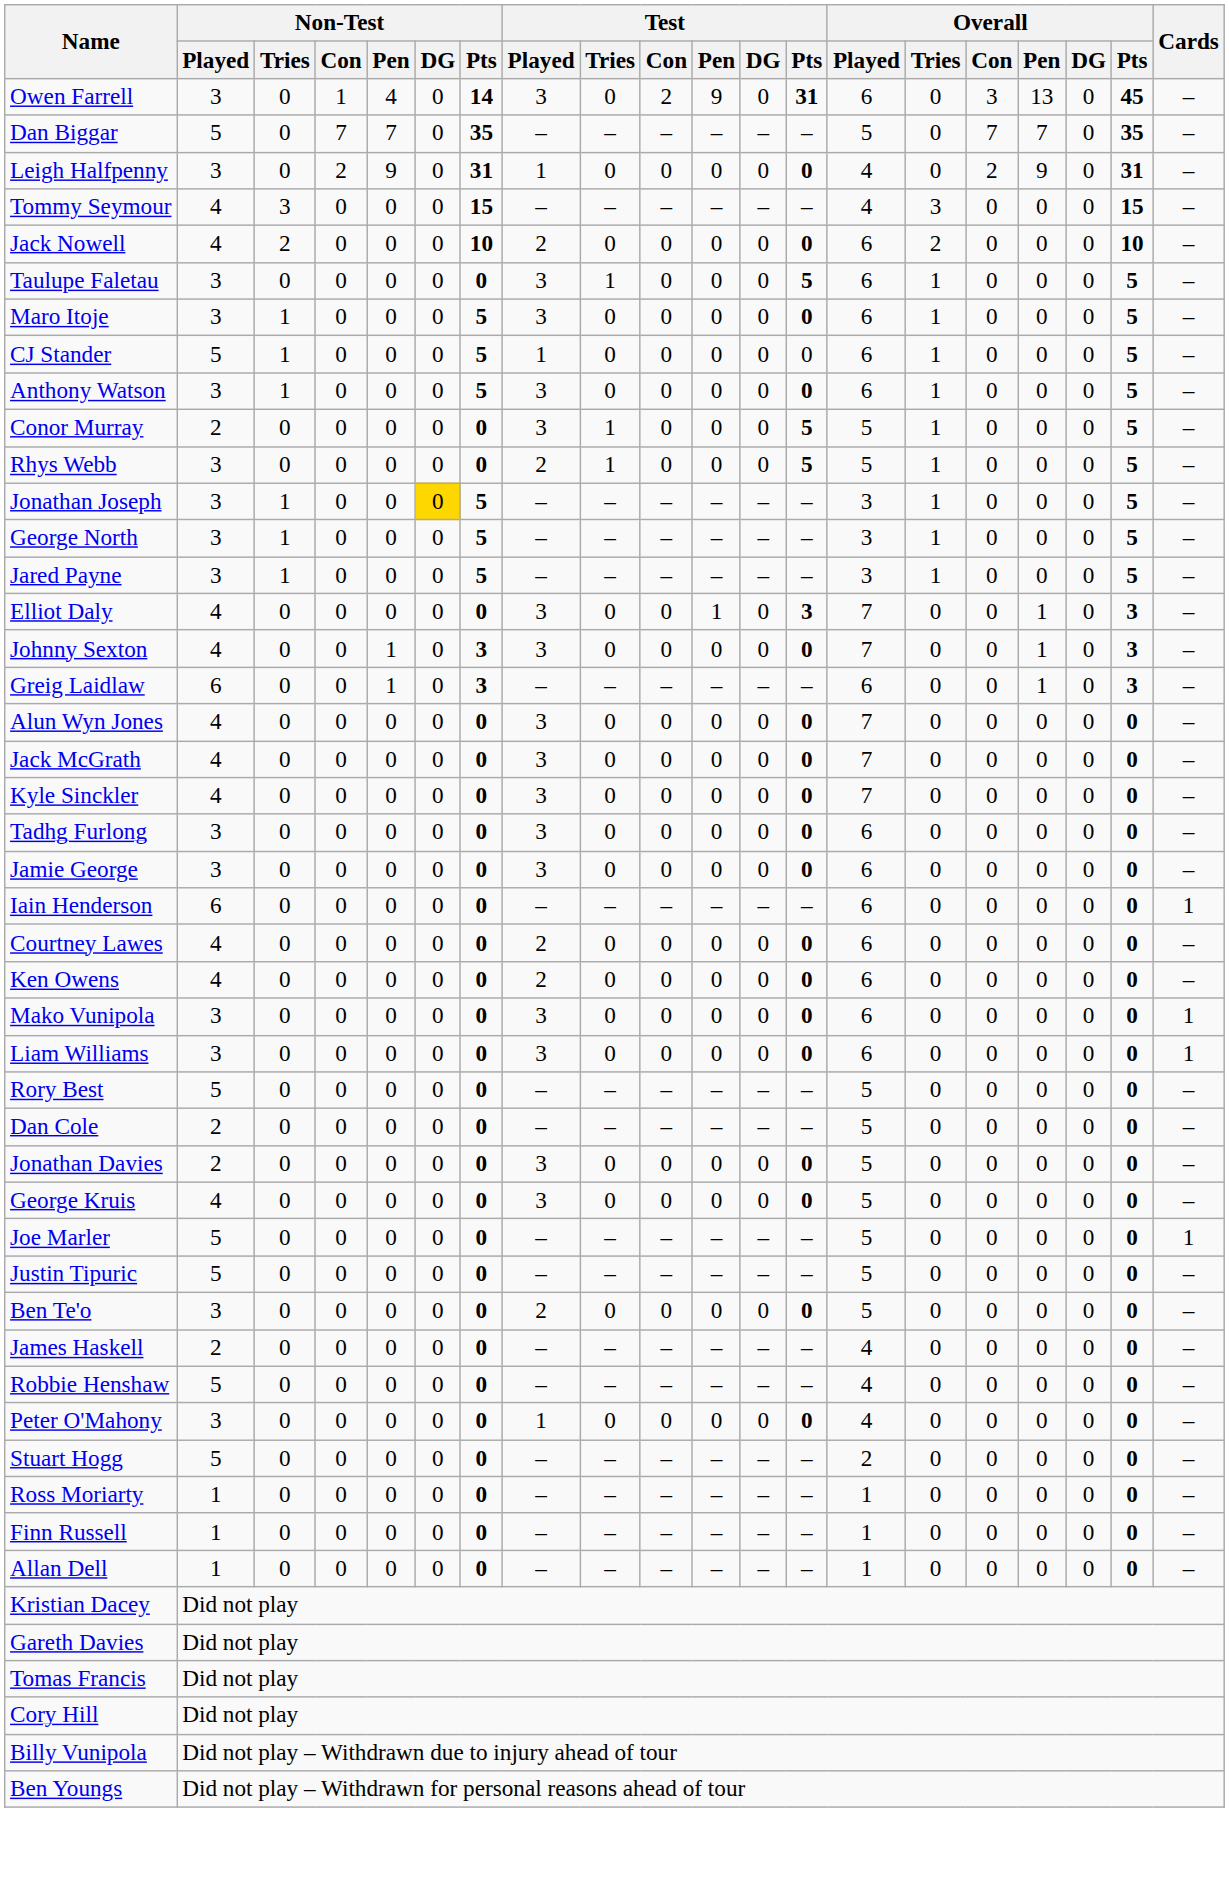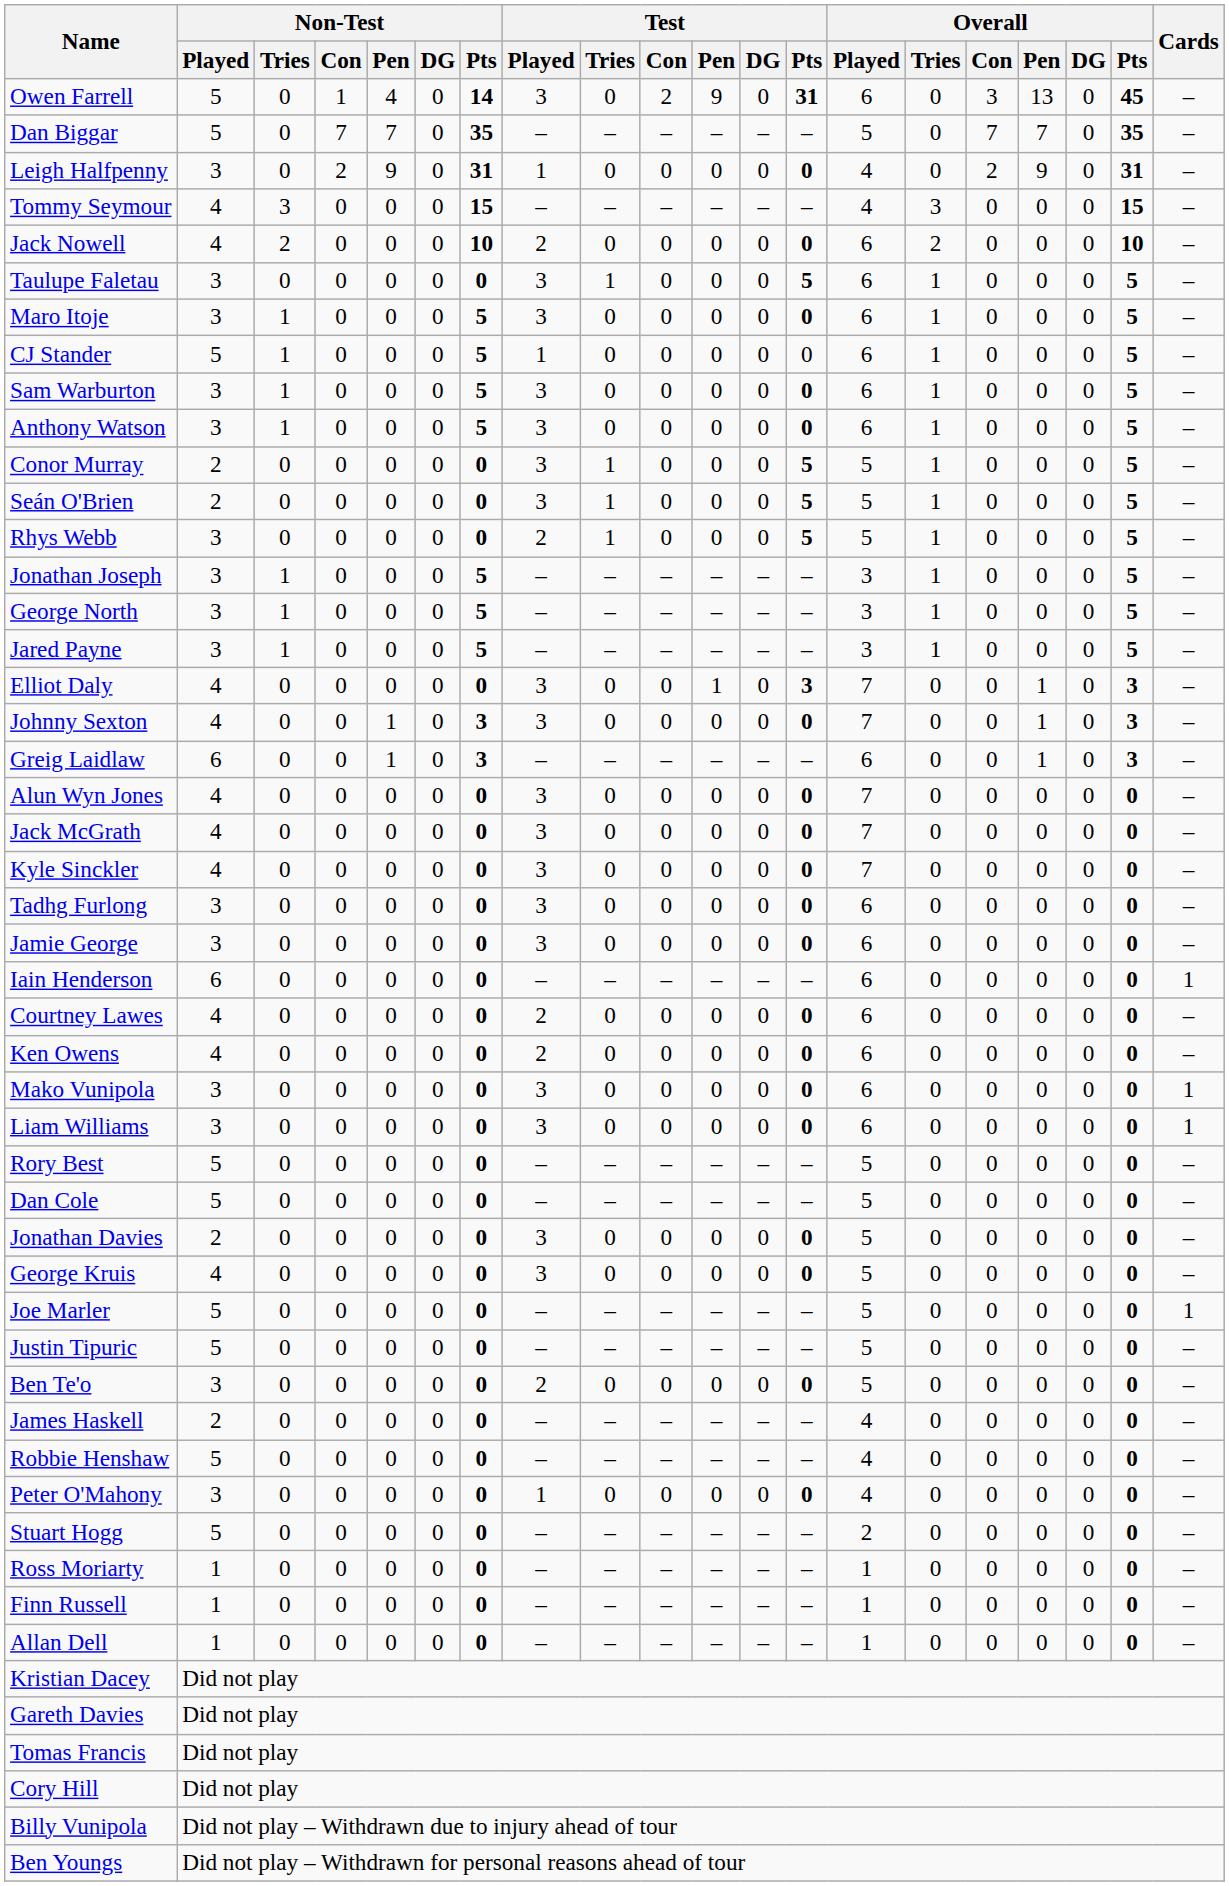(216, 96) 3 -> (216, 96) 5
+ row: (83, 390)
+ row: (72, 501)
(438, 501) gold background -> (438, 574) no background
(216, 1126) 2 -> (216, 1200) 5
